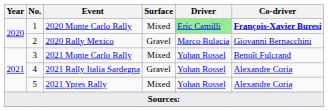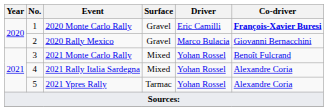(159, 25) Mixed -> (159, 25) Gravel
(199, 25) lightgreen background -> (199, 25) no background
(159, 69) Gravel -> (159, 69) Mixed
(159, 84) Mixed -> (159, 84) Tarmac
